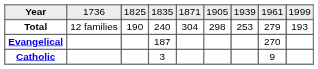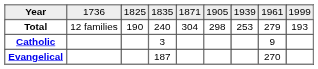rows swapped: (36, 56) <-> (36, 42)
